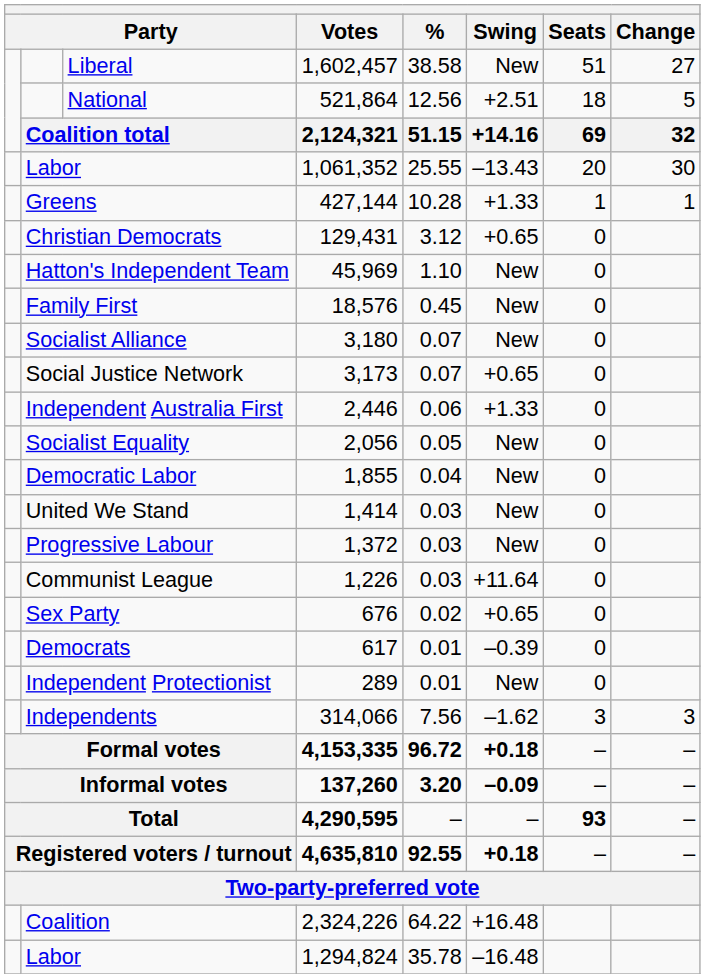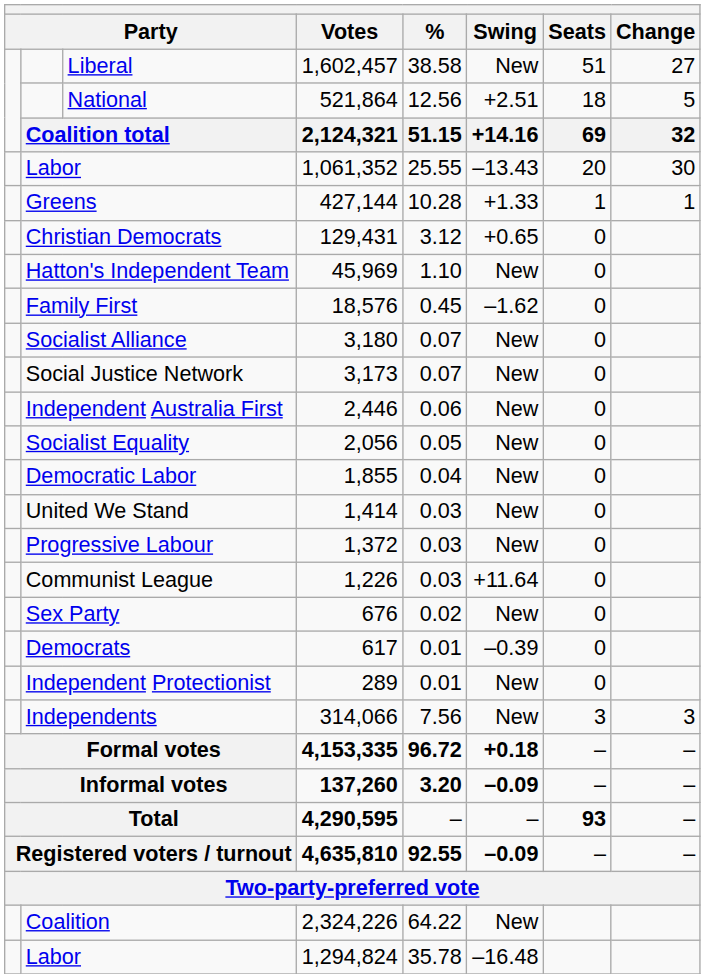(517, 305) New -> (511, 305) –1.62
(511, 374) +0.65 -> (517, 374) New
(511, 408) +1.33 -> (517, 408) New
(511, 613) +0.65 -> (517, 613) New
(511, 716) –1.62 -> (517, 716) New
(511, 853) +0.18 -> (511, 853) –0.09
(505, 922) +16.48 -> (517, 922) New
